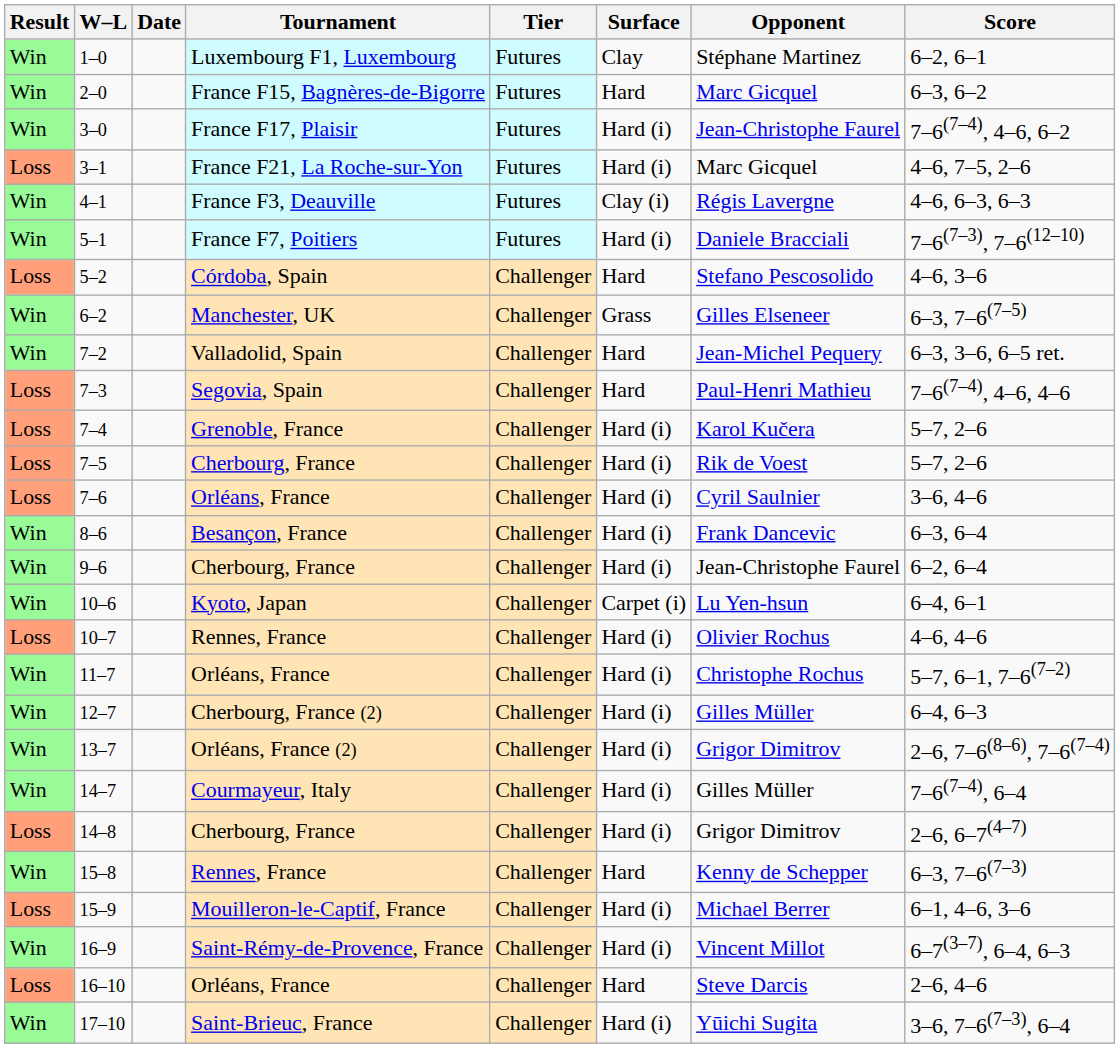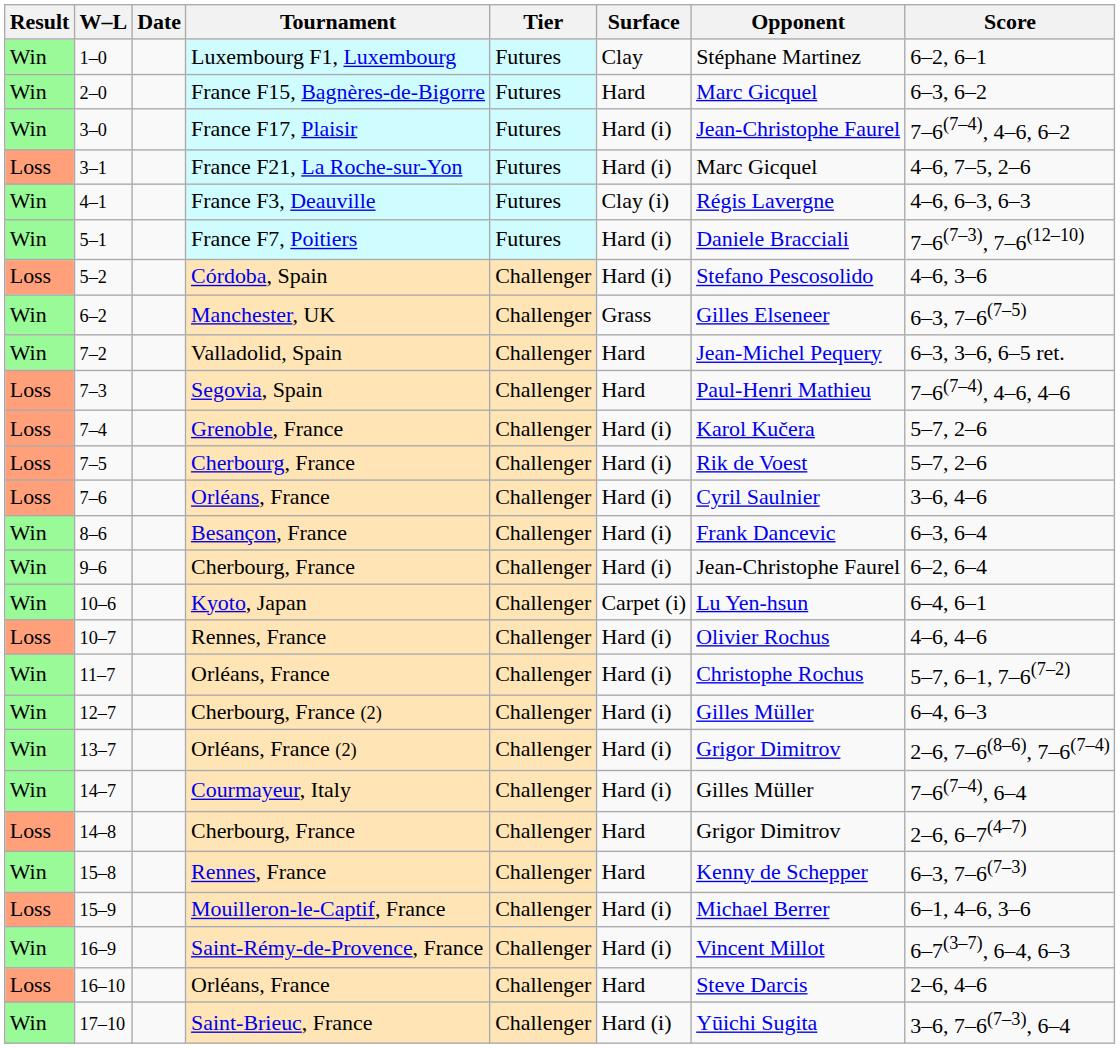(623, 277) Hard -> (636, 277) Hard (i)
(636, 831) Hard (i) -> (623, 831) Hard
